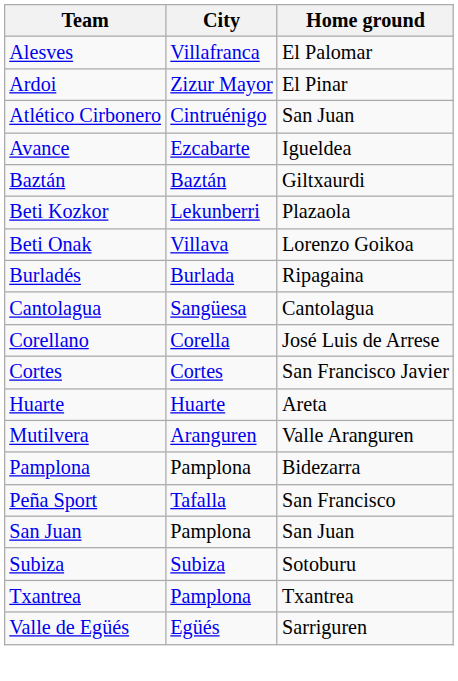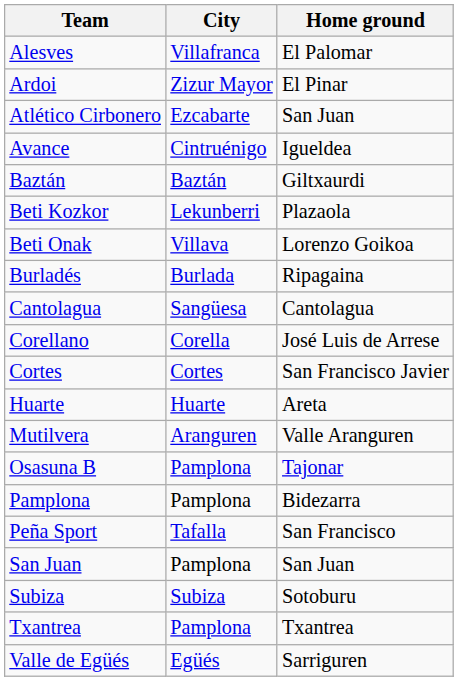(218, 116) Cintruénigo -> (210, 116) Ezcabarte
(210, 148) Ezcabarte -> (218, 148) Cintruénigo
+ row: (53, 468)
